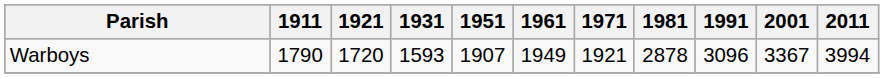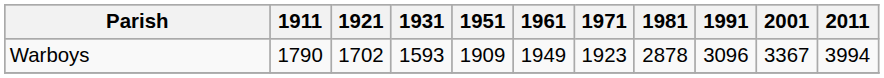(361, 55) 1720 -> (361, 55) 1702
(483, 55) 1907 -> (483, 55) 1909
(604, 55) 1921 -> (604, 55) 1923
